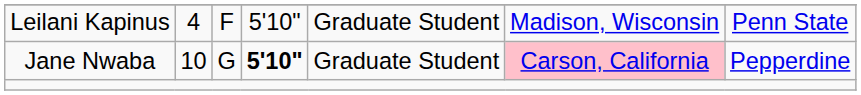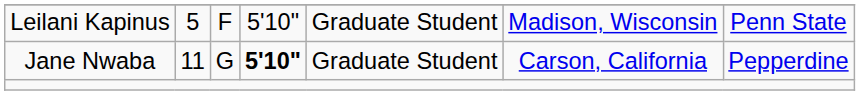(194, 23) 4 -> (193, 23) 5
(194, 60) 10 -> (193, 60) 11
(615, 60) pink background -> (613, 60) no background
